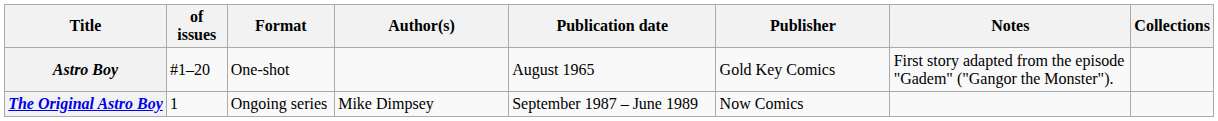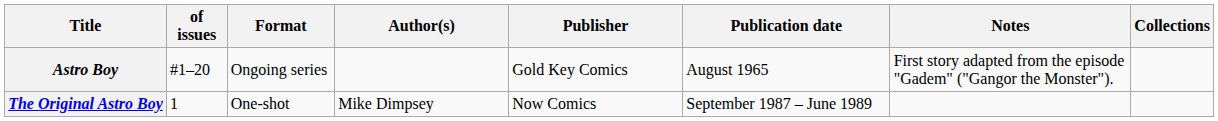columns swapped: (803, 26) <-> (612, 26)
(260, 69) One-shot -> (279, 69) Ongoing series
(279, 103) Ongoing series -> (260, 103) One-shot
